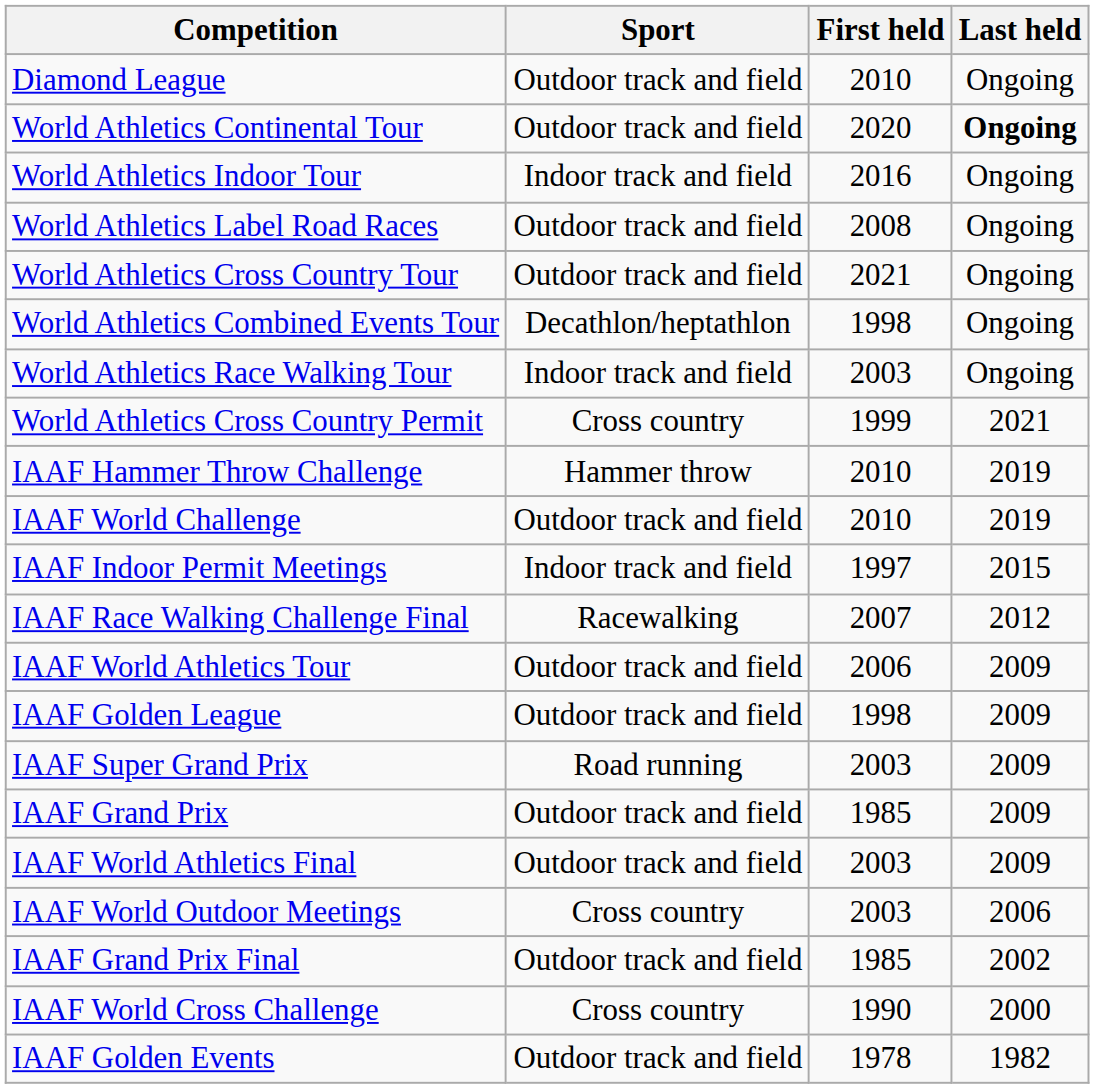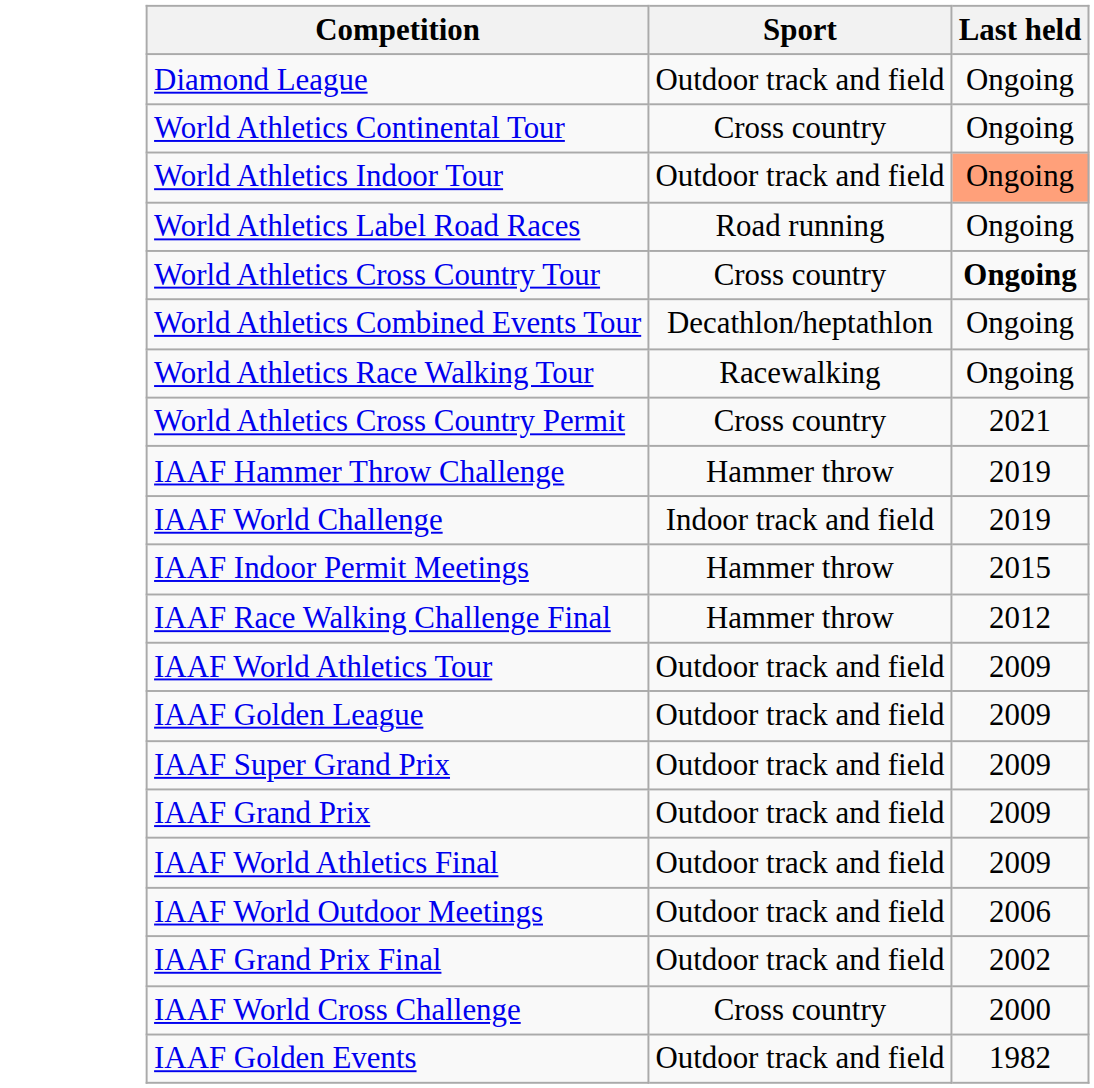- column: (881, 29)
(658, 127) Outdoor track and field -> (800, 127) Cross country
(1020, 127) bold -> (1020, 127) normal
(658, 176) Indoor track and field -> (800, 176) Outdoor track and field
(1020, 176) no background -> (1020, 176) lightsalmon background
(658, 225) Outdoor track and field -> (800, 225) Road running
(658, 274) Outdoor track and field -> (800, 274) Cross country
(1020, 274) normal -> (1020, 274) bold
(658, 372) Indoor track and field -> (800, 372) Racewalking
(658, 519) Outdoor track and field -> (800, 519) Indoor track and field
(658, 568) Indoor track and field -> (800, 568) Hammer throw
(658, 617) Racewalking -> (800, 617) Hammer throw
(658, 764) Road running -> (800, 764) Outdoor track and field
(658, 911) Cross country -> (800, 911) Outdoor track and field
